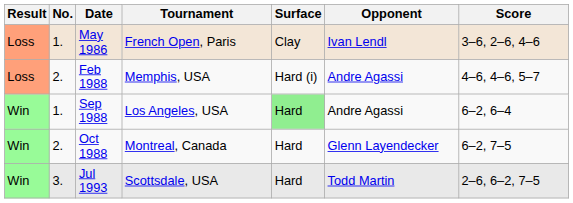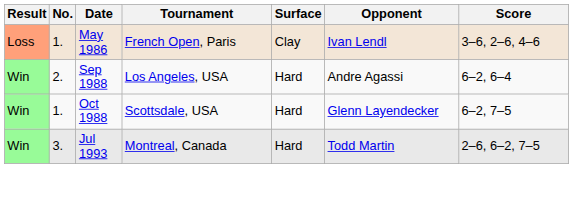- row: (93, 76)
(58, 111) 1. -> (58, 76) 2.
(289, 111) lightgreen background -> (289, 76) no background
(58, 146) 2. -> (58, 111) 1.
(176, 146) Montreal, Canada -> (171, 111) Scottsdale, USA
(171, 180) Scottsdale, USA -> (176, 146) Montreal, Canada
